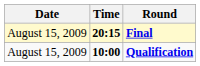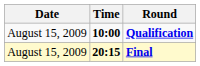rows swapped: (160, 52) <-> (139, 33)
